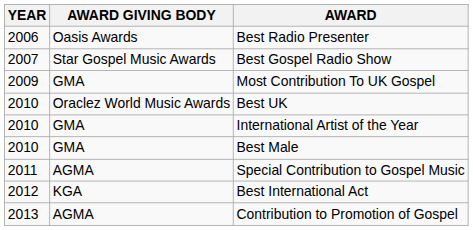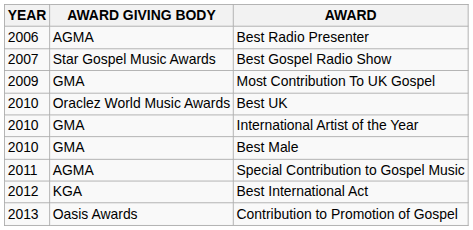(95, 37) Oasis Awards -> (73, 37) AGMA
(73, 214) AGMA -> (95, 214) Oasis Awards
